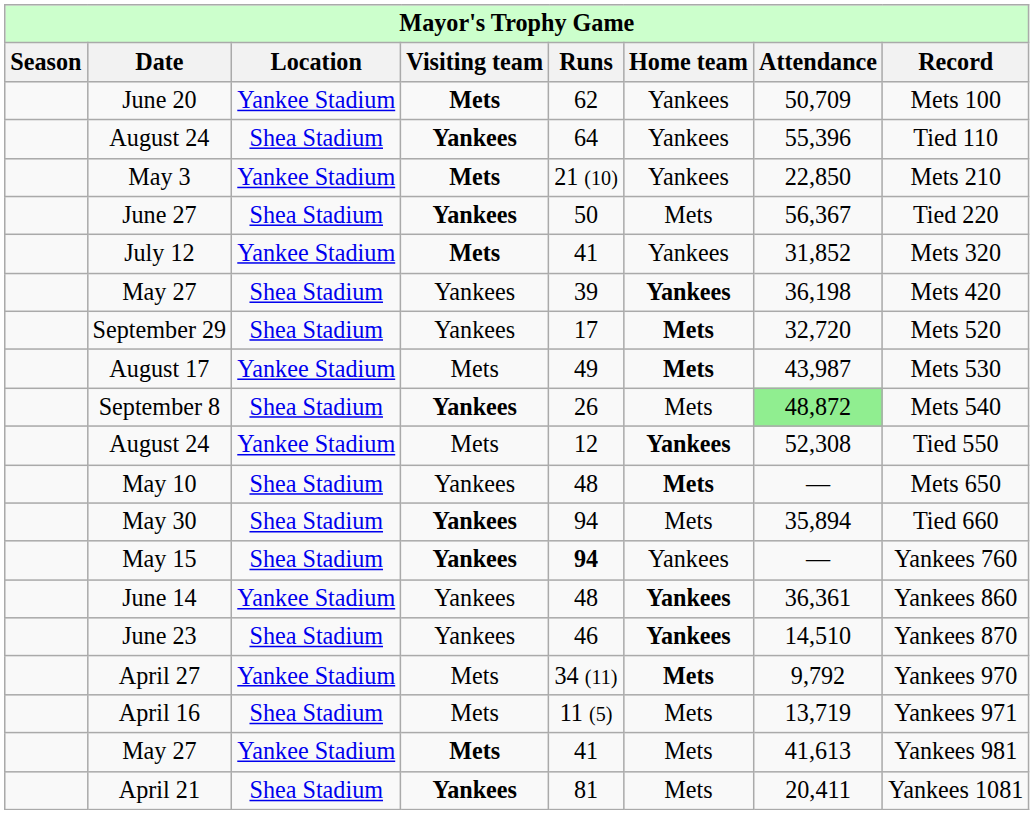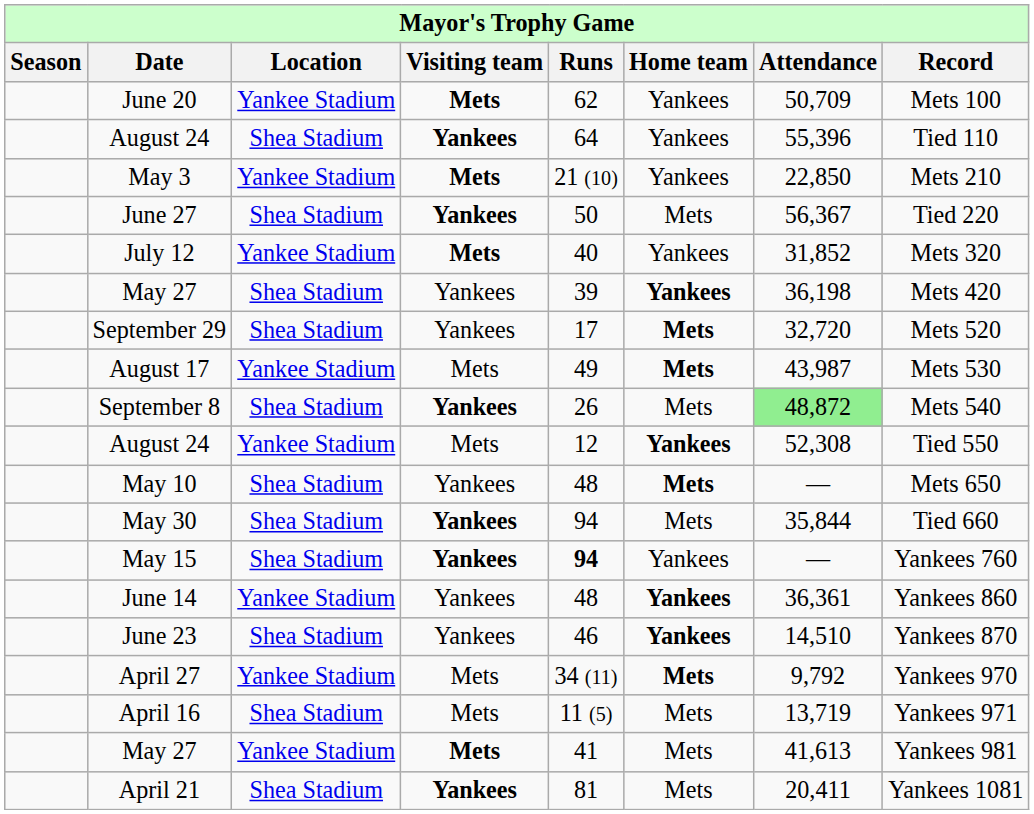(586, 253) 41 -> (586, 253) 40
(818, 521) 35,894 -> (818, 521) 35,844
